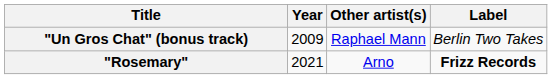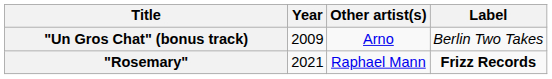(378, 39) Raphael Mann -> (378, 39) Arno
(378, 62) Arno -> (378, 62) Raphael Mann
